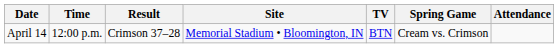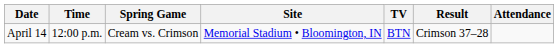columns swapped: (443, 14) <-> (144, 14)
